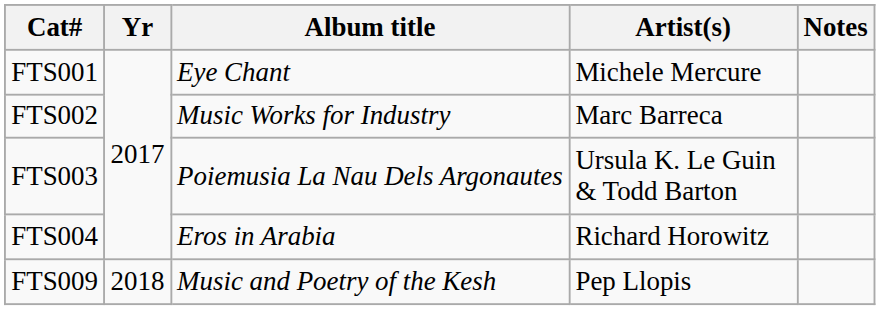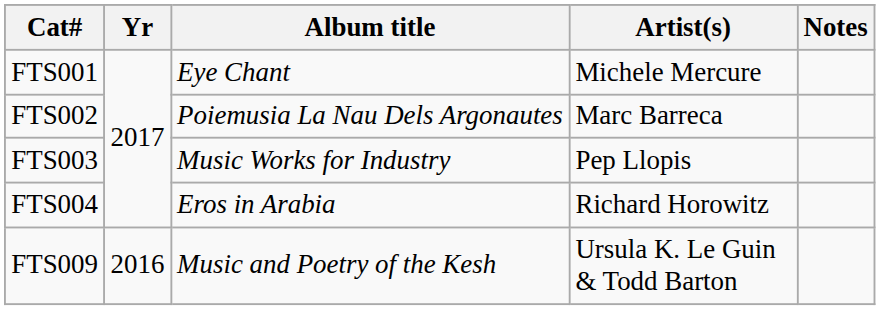(314, 115) Music Works for Industry -> (370, 115) Poiemusia La Nau Dels Argonautes
(370, 176) Poiemusia La Nau Dels Argonautes -> (314, 160) Music Works for Industry
(676, 176) Ursula K. Le Guin & Todd Barton -> (633, 160) Pep Llopis
(138, 280) 2018 -> (138, 265) 2016
(633, 280) Pep Llopis -> (676, 265) Ursula K. Le Guin & Todd Barton
